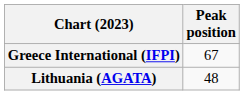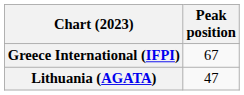(211, 78) 48 -> (211, 78) 47
